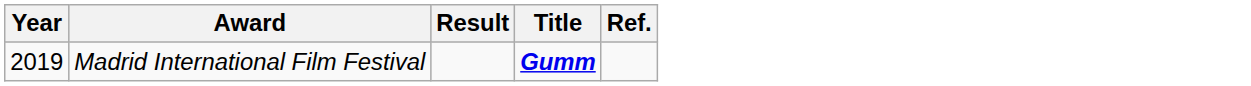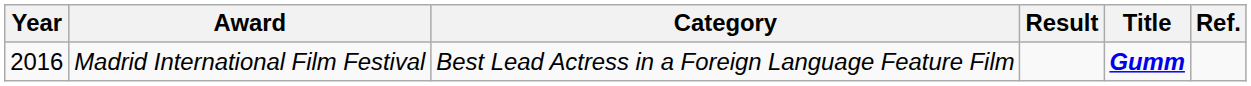+ column: (725, 23)
(37, 61) 2019 -> (37, 61) 2016
